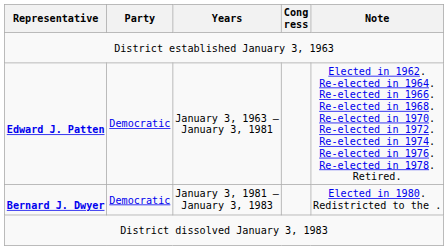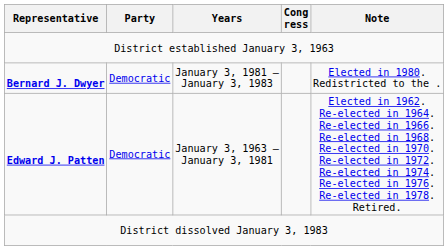rows swapped: (56, 130) <-> (56, 206)
